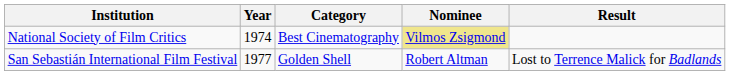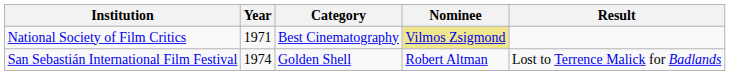(258, 37) 1974 -> (258, 37) 1971
(258, 59) 1977 -> (258, 59) 1974
